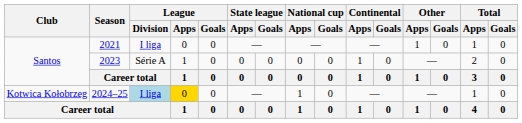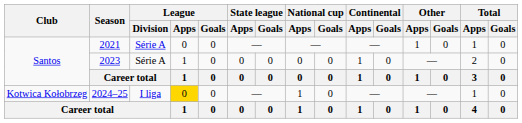(150, 45) I liga -> (150, 45) Série A
(150, 93) lightblue background -> (150, 93) no background
